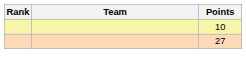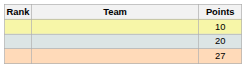+ row: (220, 42)
